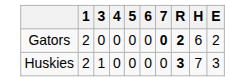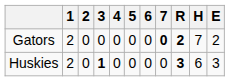+ column: (86, 17)
(198, 40) 6 -> (198, 40) 7
(101, 64) normal -> (101, 64) bold
(198, 64) 7 -> (198, 64) 6
